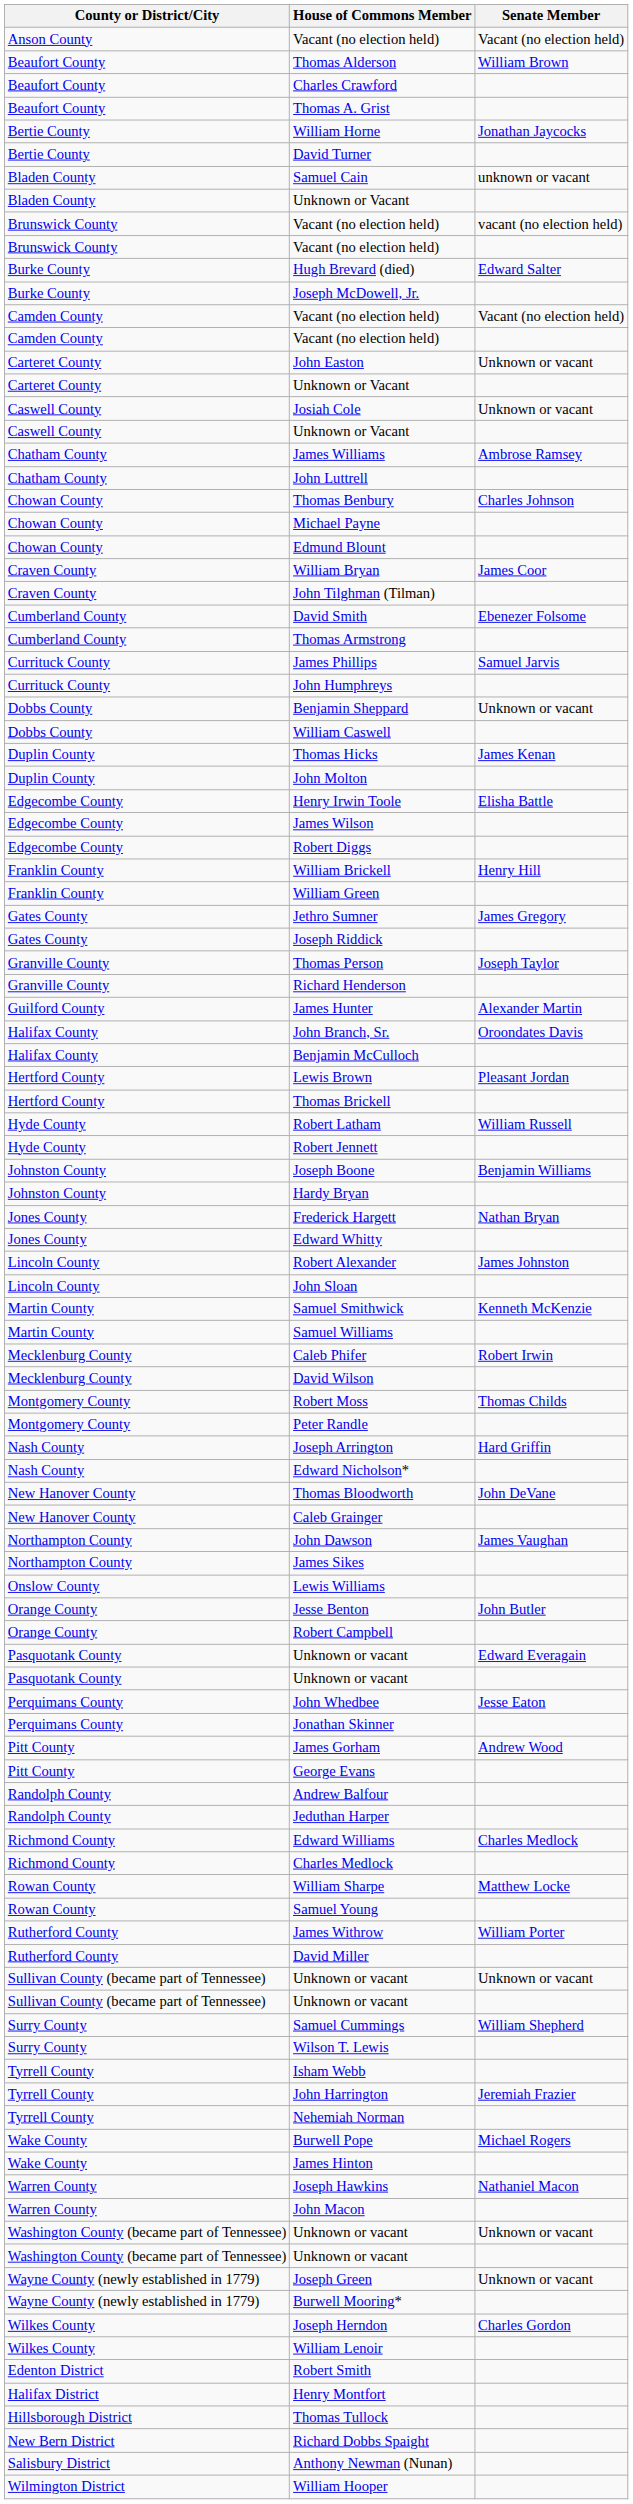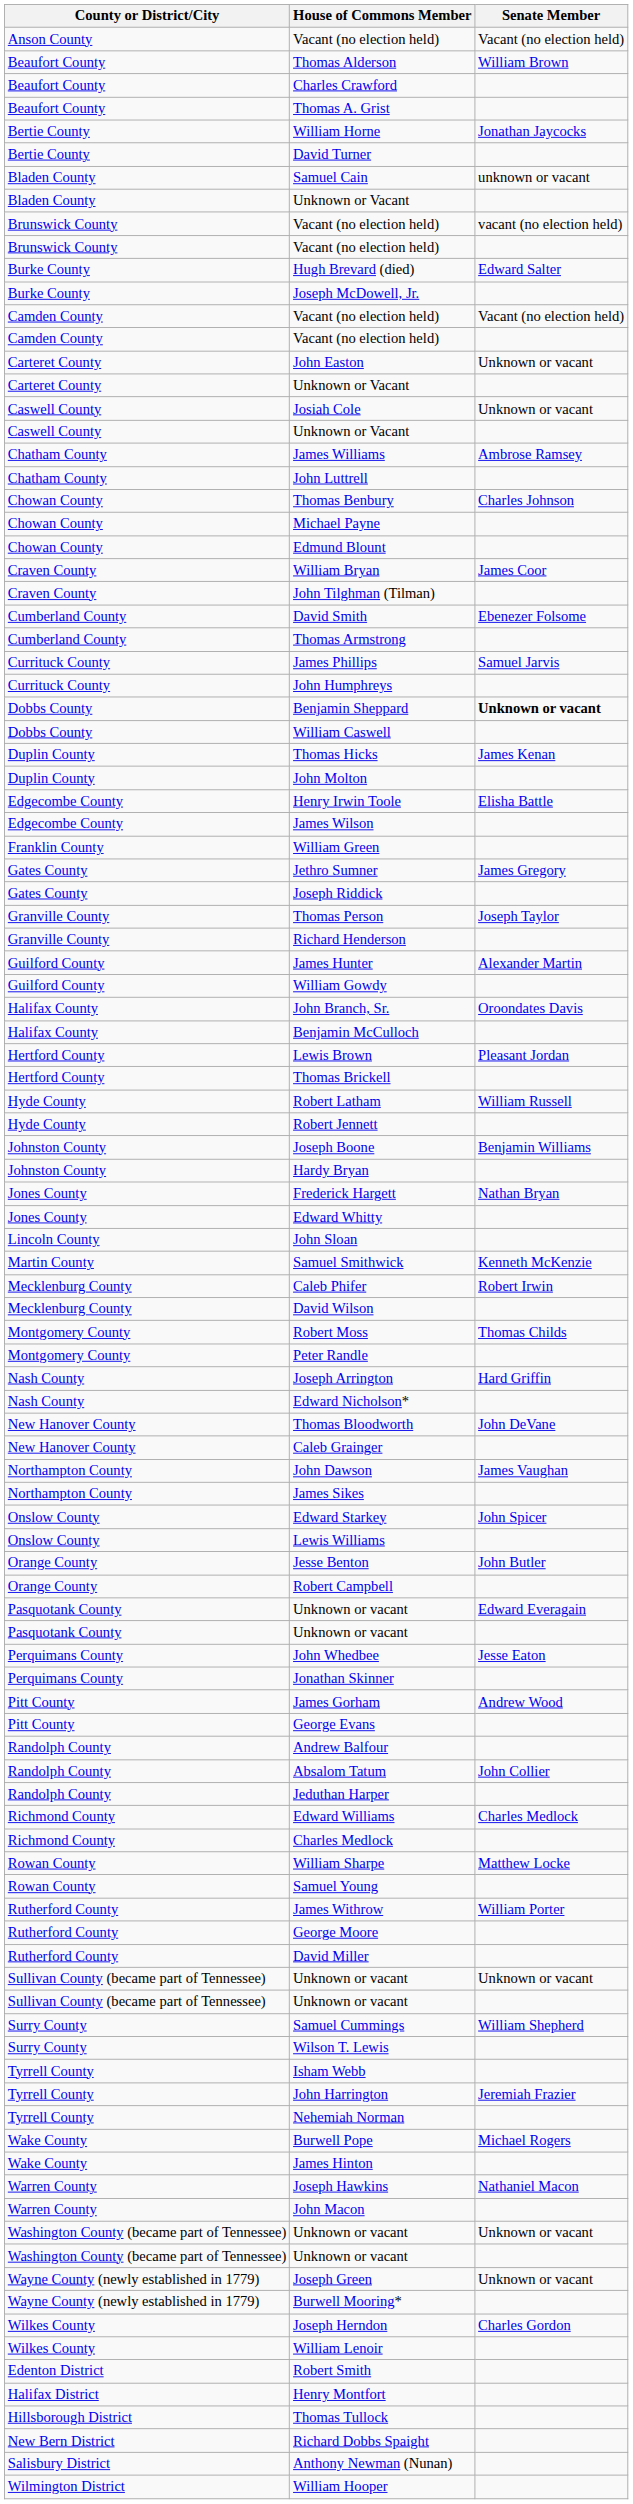(536, 708) normal -> (539, 708) bold
- row: (65, 847)
- row: (56, 870)
+ row: (56, 985)
- row: (54, 1262)
- row: (51, 1332)
+ row: (54, 1516)
+ row: (59, 1770)
+ row: (63, 1932)
